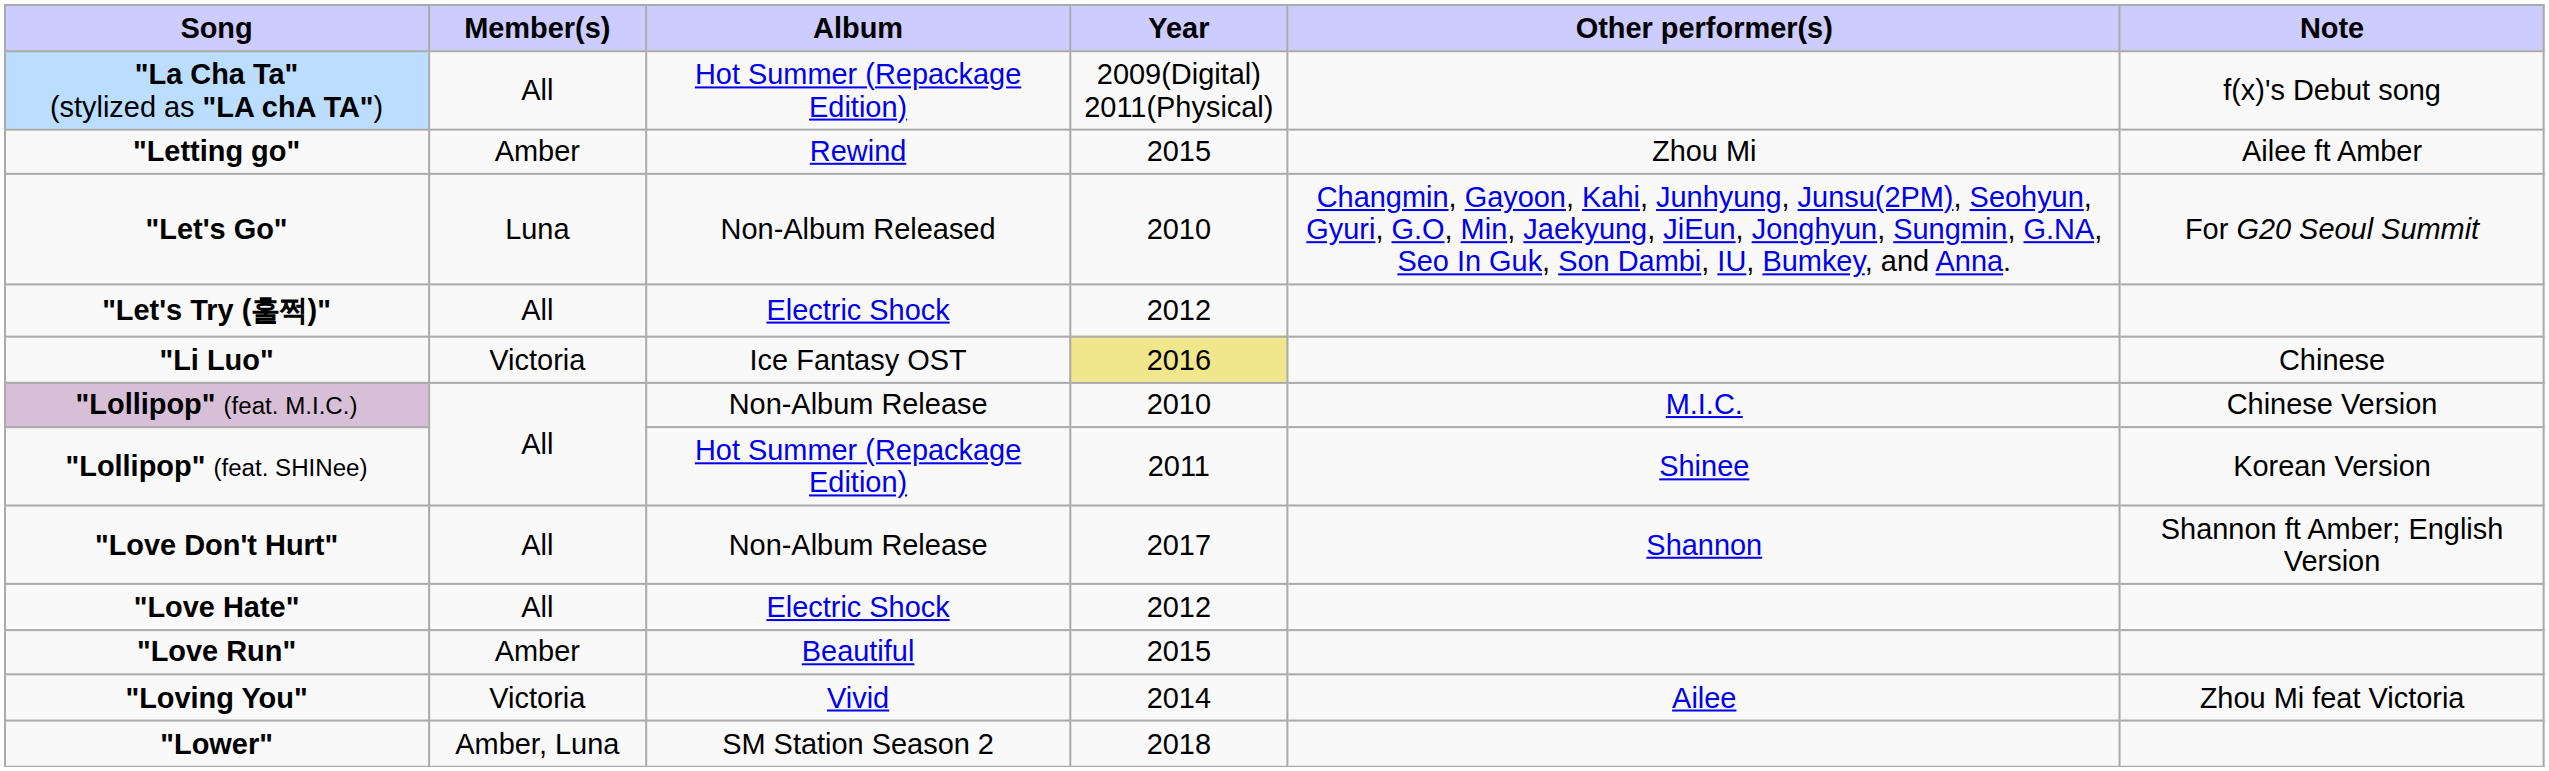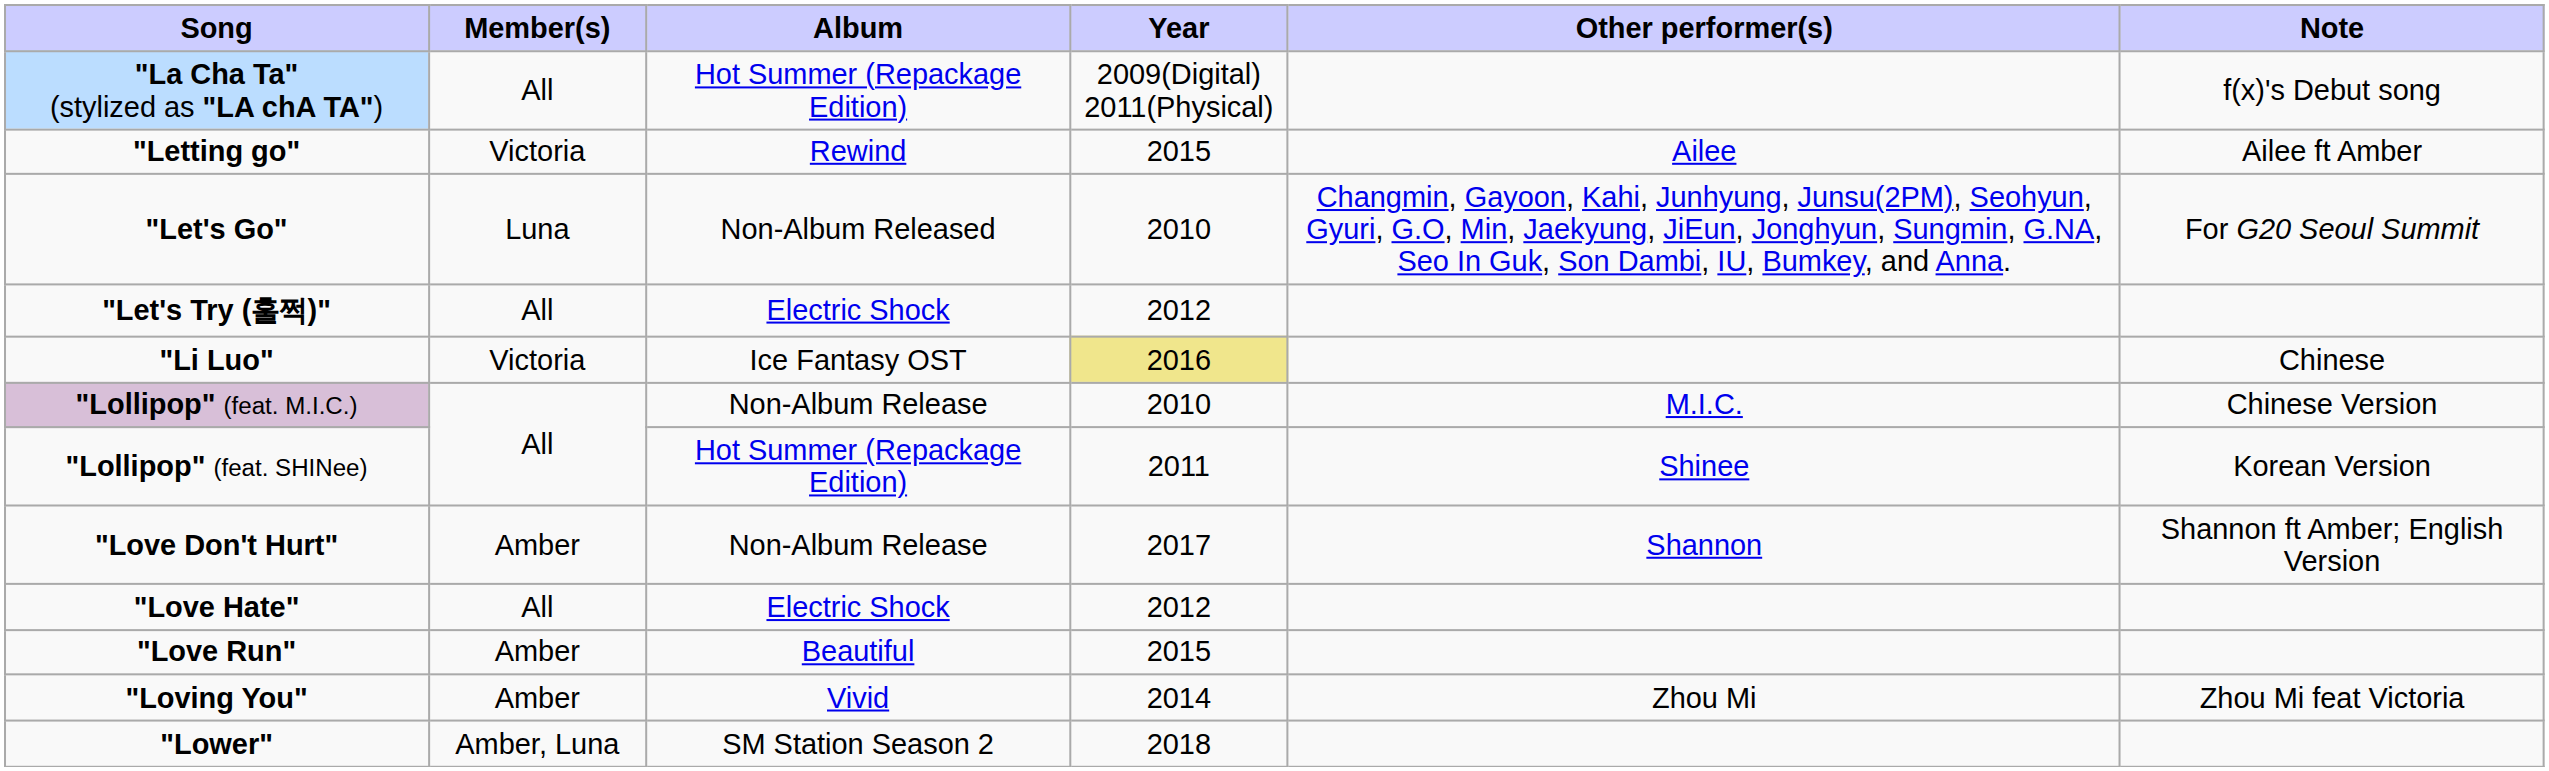(537, 151) Amber -> (537, 151) Victoria
(1704, 151) Zhou Mi -> (1704, 151) Ailee
(537, 544) All -> (537, 544) Amber
(537, 698) Victoria -> (537, 698) Amber
(1704, 698) Ailee -> (1704, 698) Zhou Mi
